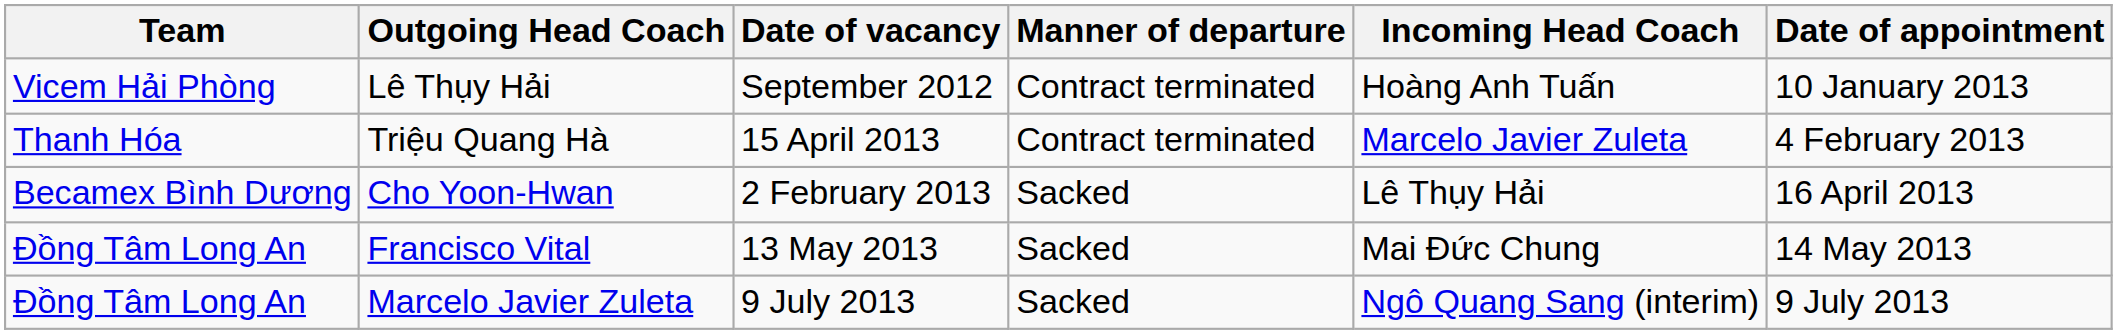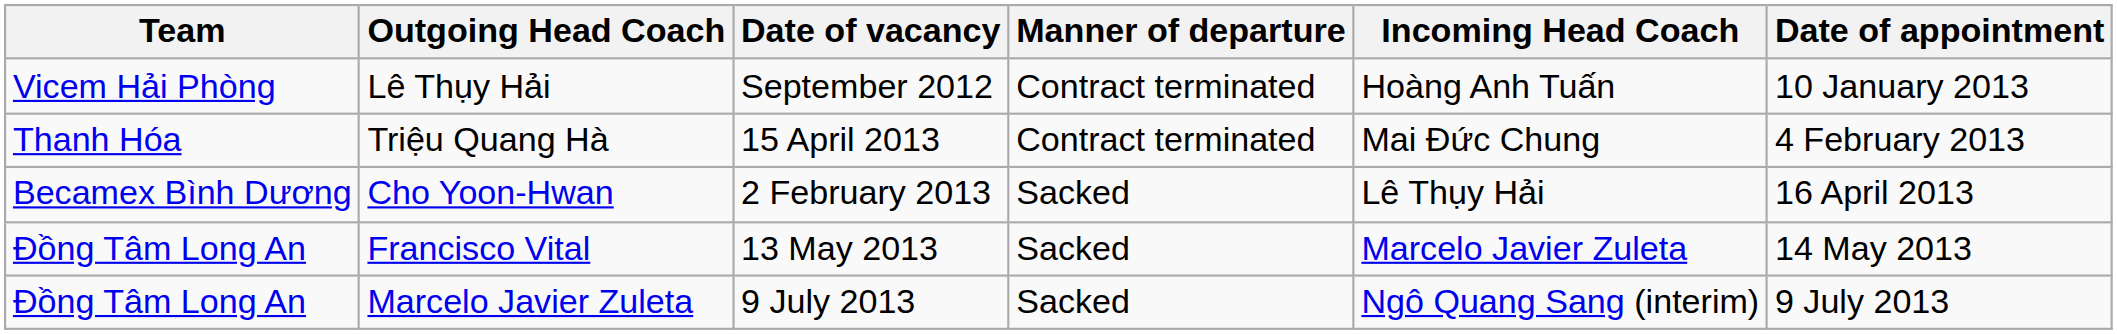(1524, 139) Marcelo Javier Zuleta -> (1481, 139) Mai Đức Chung
(1481, 247) Mai Đức Chung -> (1524, 247) Marcelo Javier Zuleta
